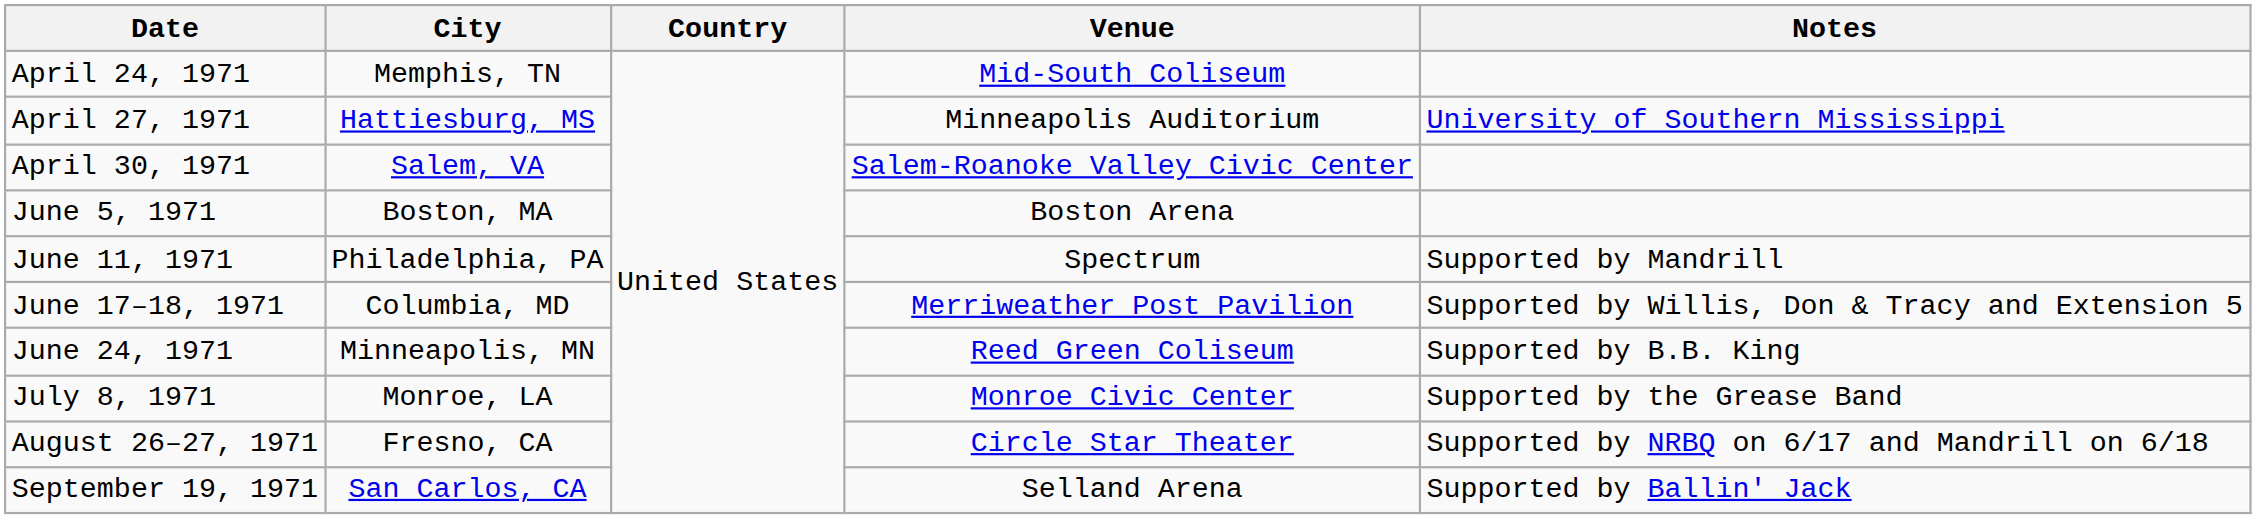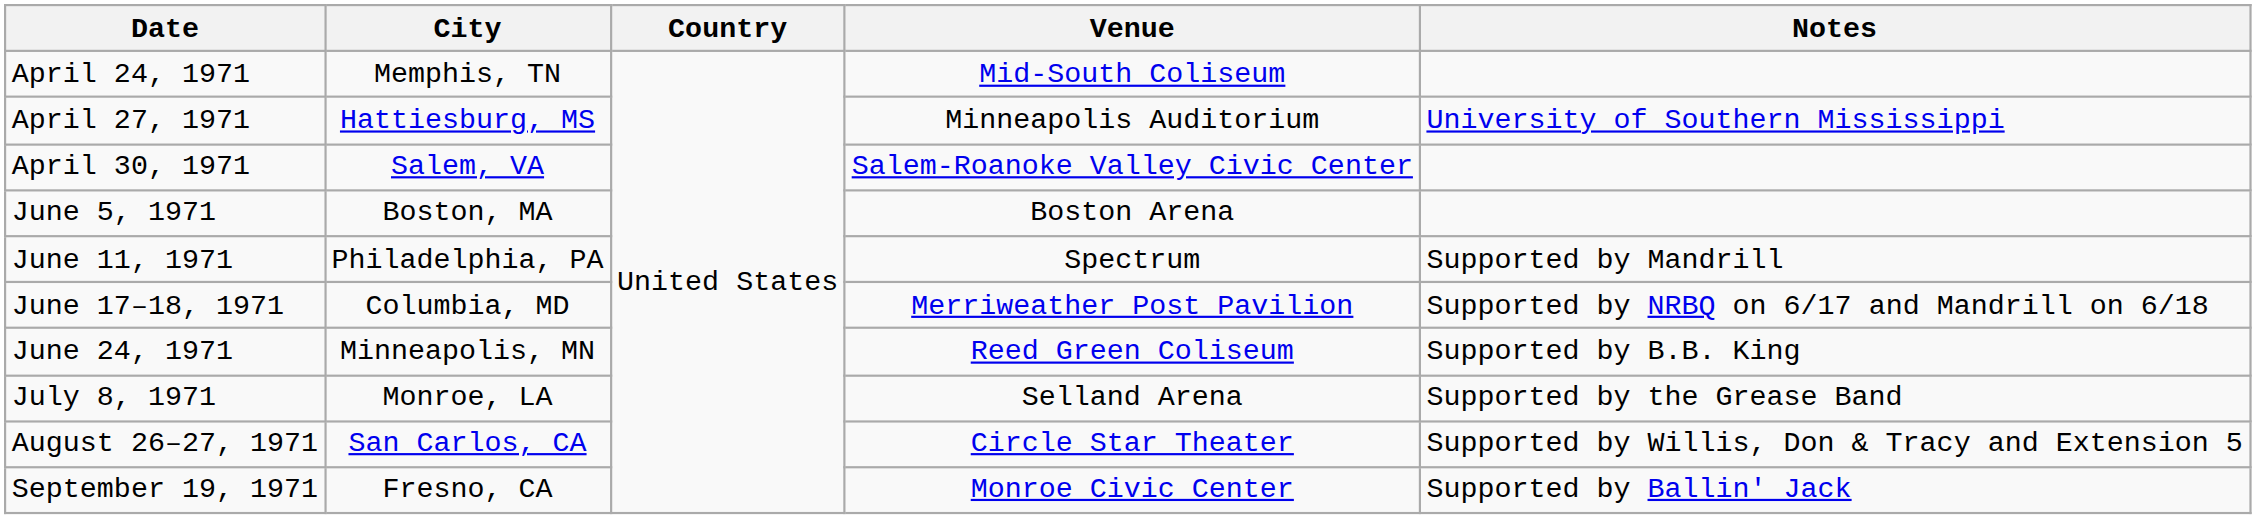(1835, 305) Supported by Willis, Don & Tracy and Extension 5 -> (1818, 305) Supported by NRBQ on 6/17 and Mandrill on 6/18
(1132, 398) Monroe Civic Center -> (1132, 398) Selland Arena
(468, 444) Fresno, CA -> (468, 444) San Carlos, CA
(1818, 444) Supported by NRBQ on 6/17 and Mandrill on 6/18 -> (1835, 444) Supported by Willis, Don & Tracy and Extension 5
(468, 490) San Carlos, CA -> (468, 490) Fresno, CA
(1132, 490) Selland Arena -> (1132, 490) Monroe Civic Center
